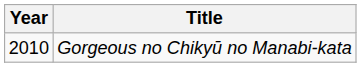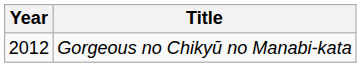(29, 47) 2010 -> (29, 47) 2012
